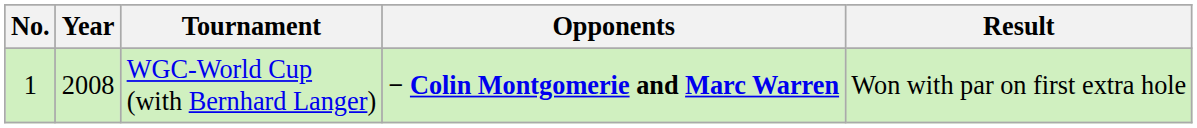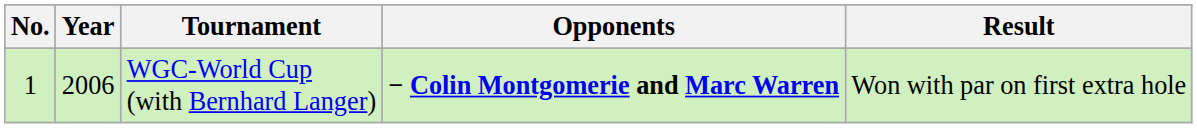(88, 85) 2008 -> (88, 85) 2006
